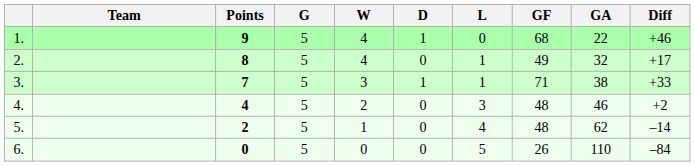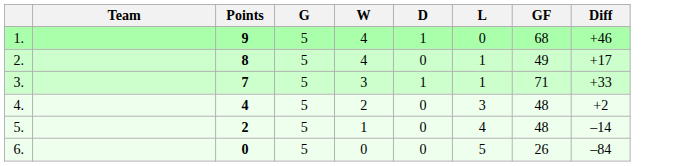- column: (601, 15)
